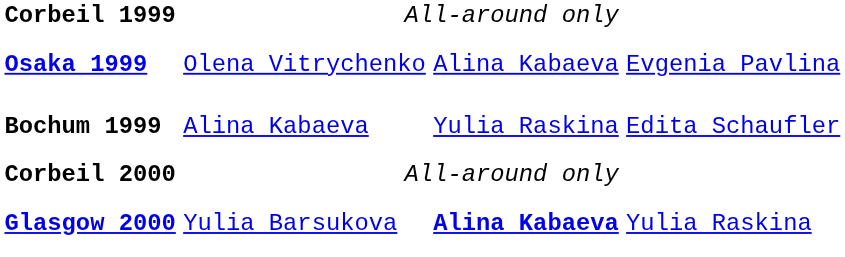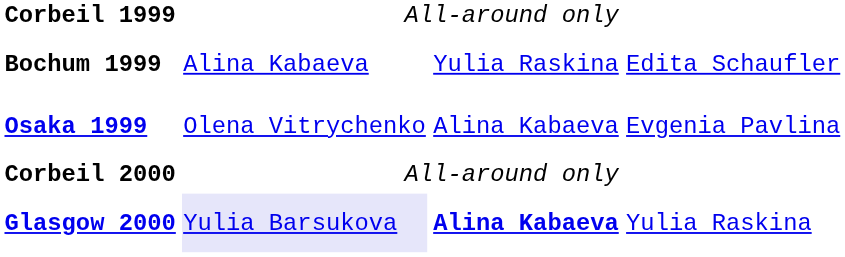rows swapped: (83, 126) <-> (76, 64)
(290, 223) no background -> (290, 223) lavender background
